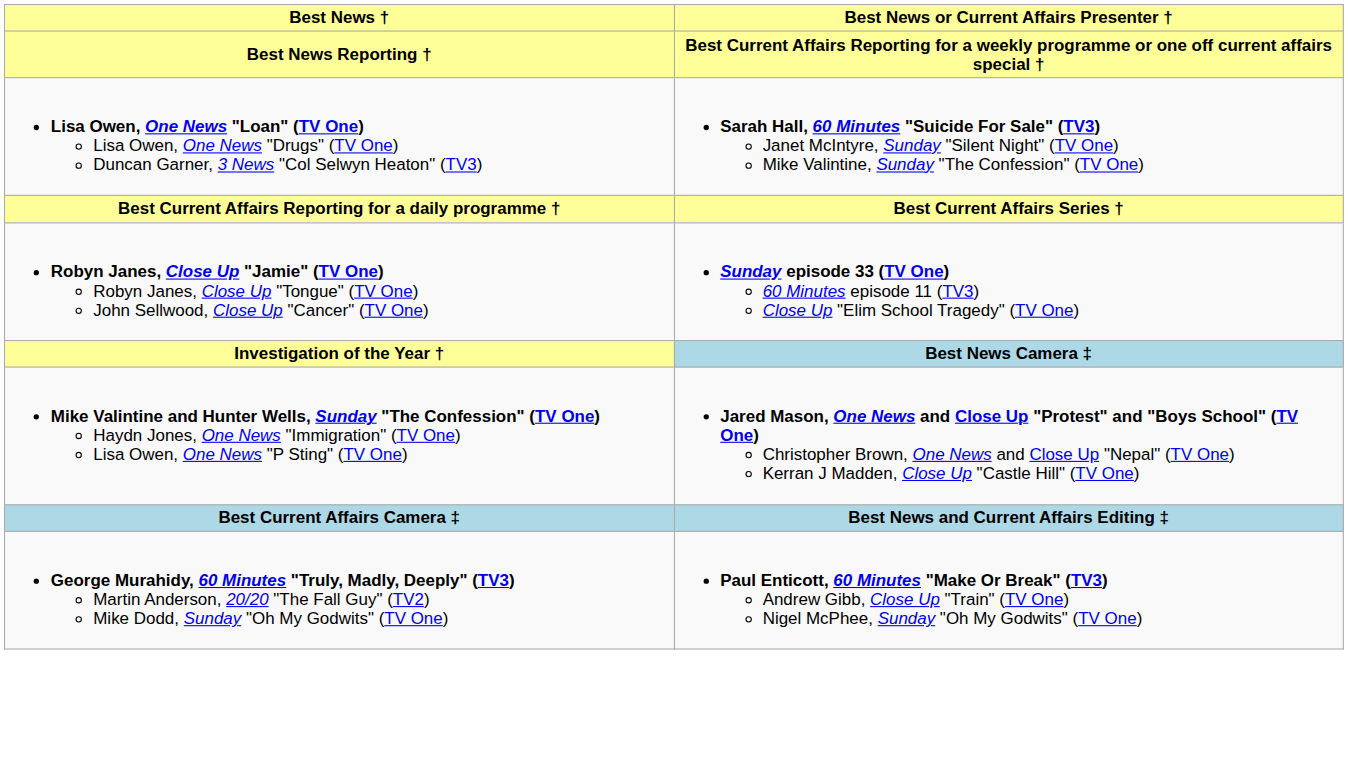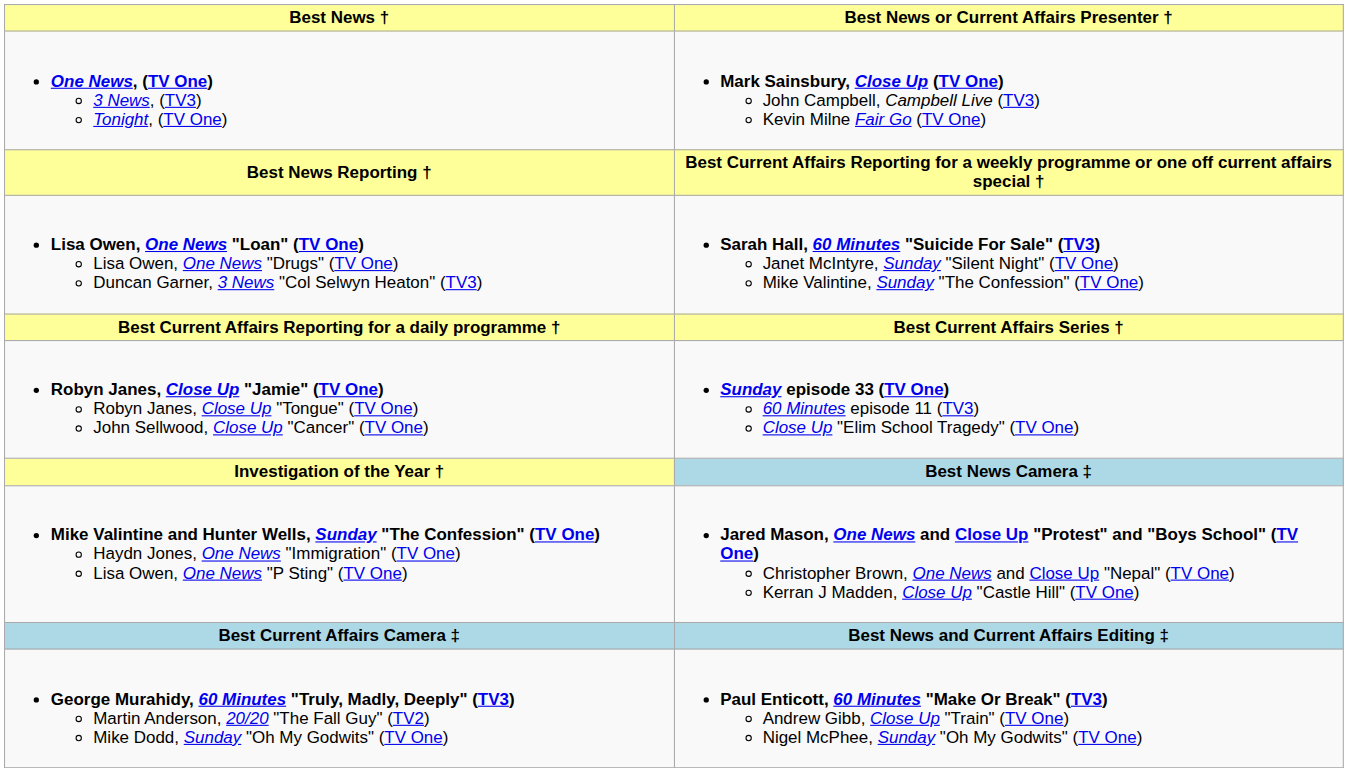+ row: (339, 100)
